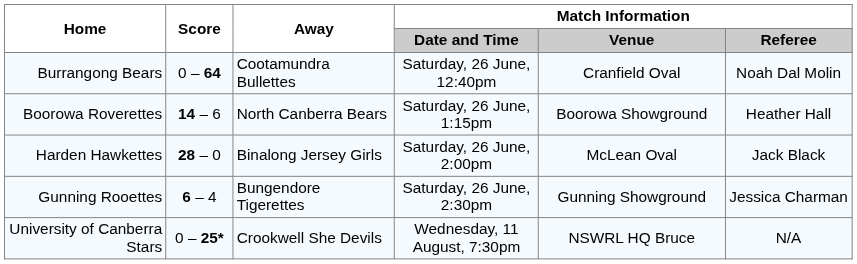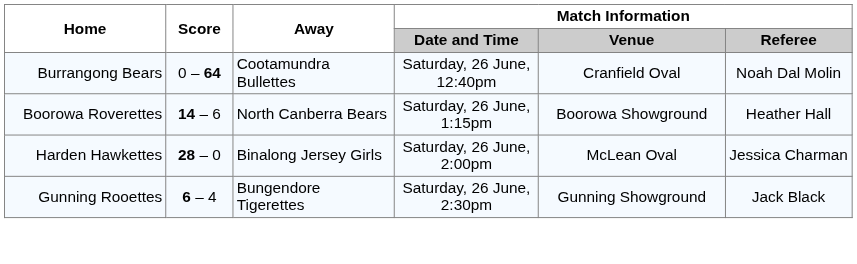(789, 155) Jack Black -> (789, 155) Jessica Charman
(789, 196) Jessica Charman -> (789, 196) Jack Black
- row: (86, 238)
